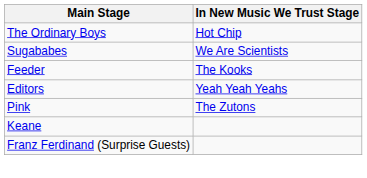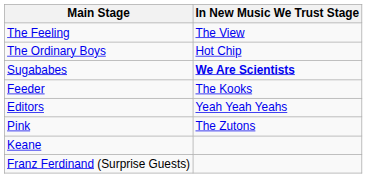+ row: (38, 32)
(242, 51) normal -> (245, 70) bold
